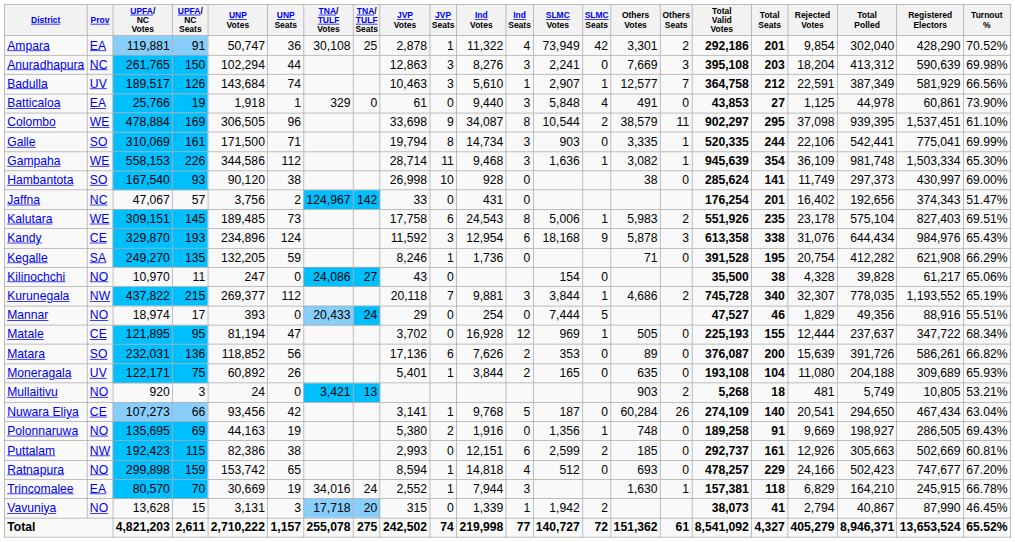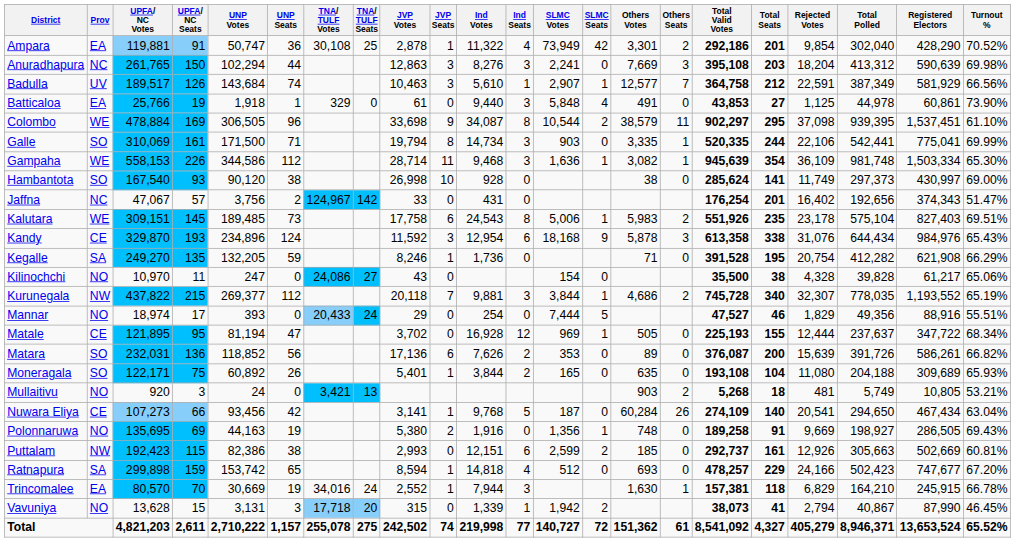(98, 373) UV -> (99, 373) SO
(99, 469) NO -> (98, 469) SA
